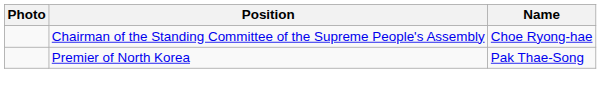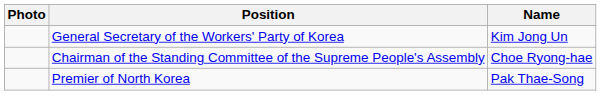+ row: (198, 36)
